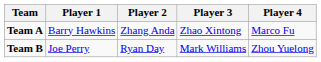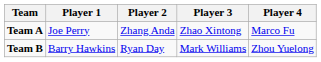(82, 30) Barry Hawkins -> (69, 30) Joe Perry
(69, 48) Joe Perry -> (82, 48) Barry Hawkins
